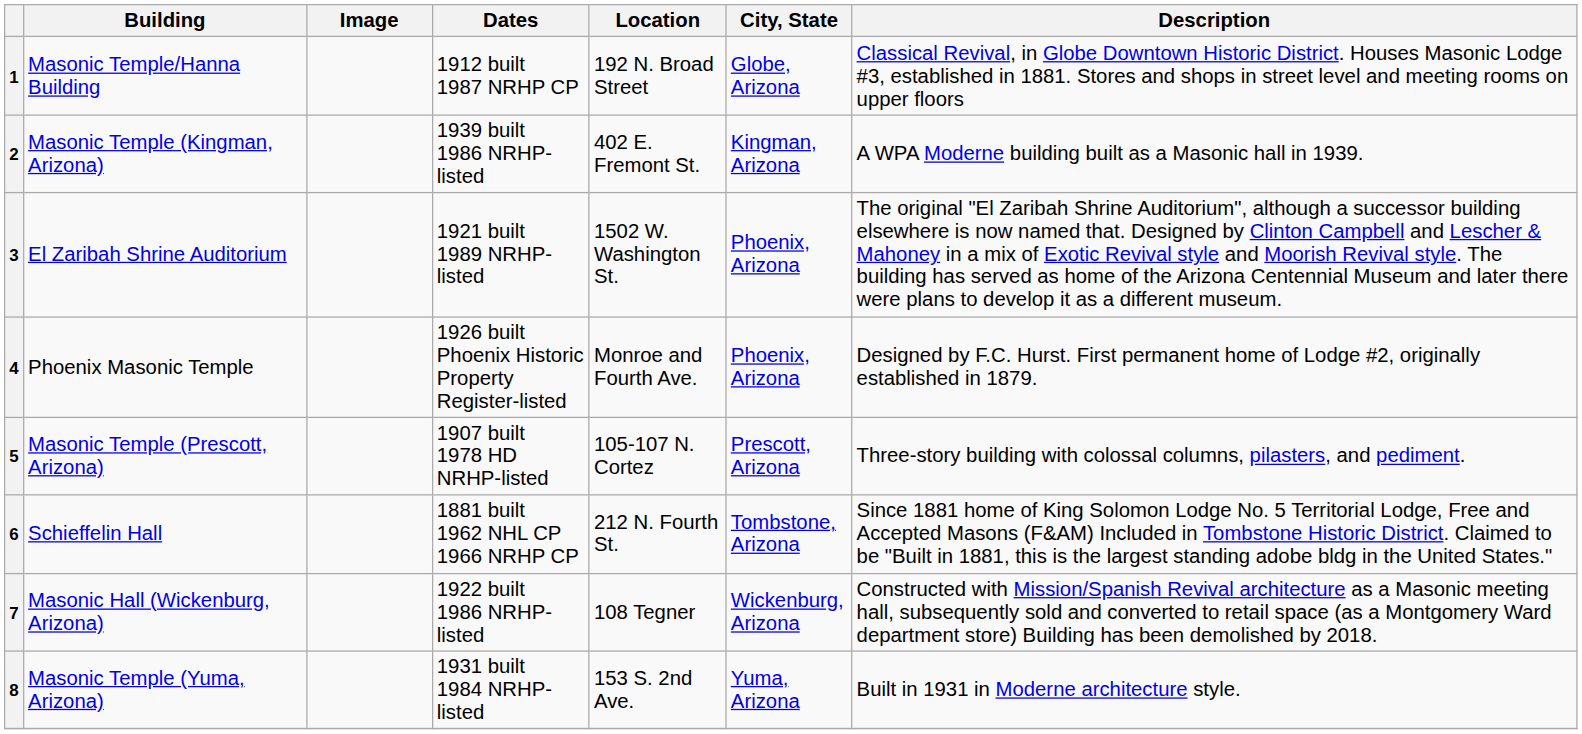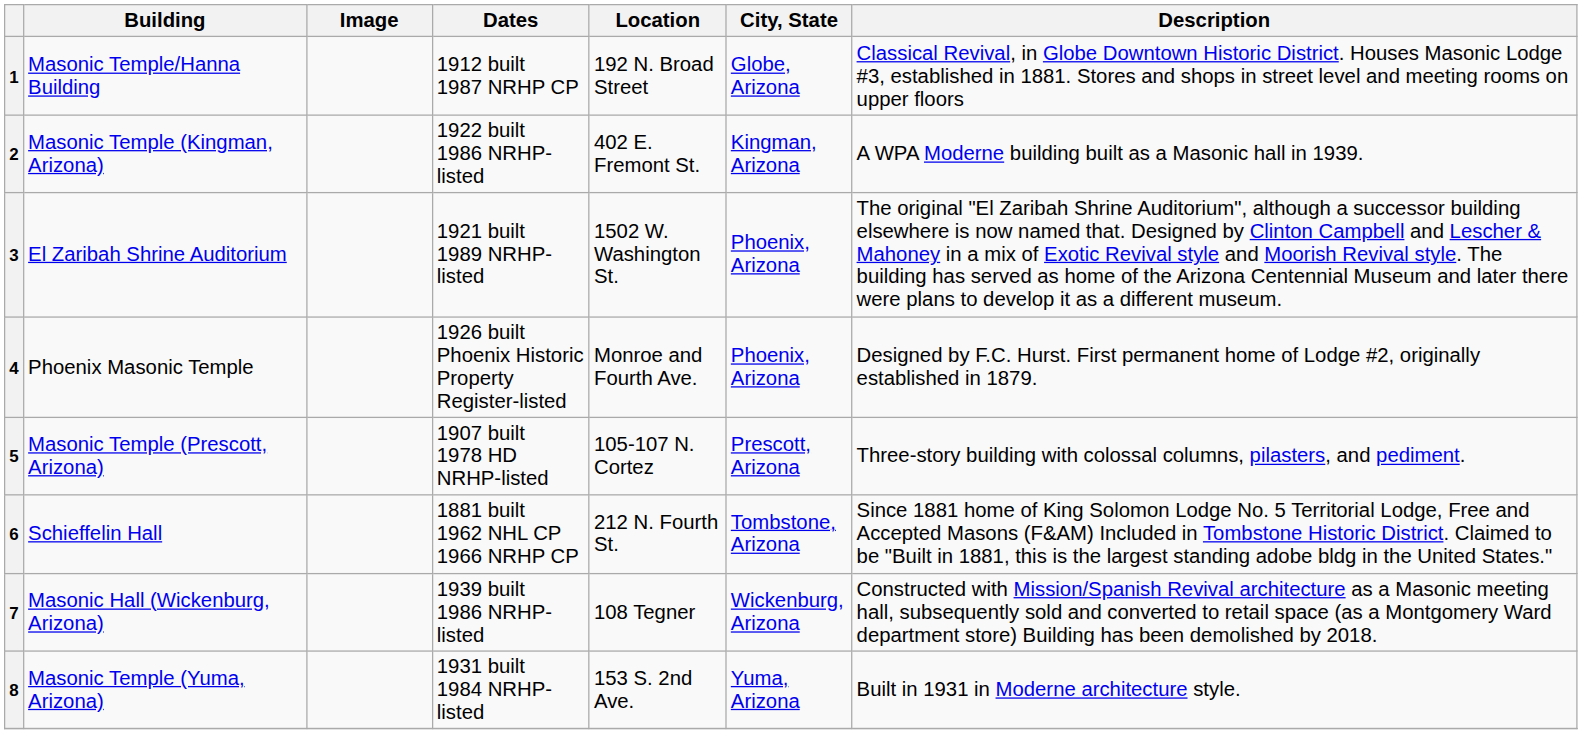(494, 153) 1939 built 1986 NRHP-listed -> (494, 153) 1922 built 1986 NRHP-listed
(494, 611) 1922 built 1986 NRHP-listed -> (494, 611) 1939 built 1986 NRHP-listed
